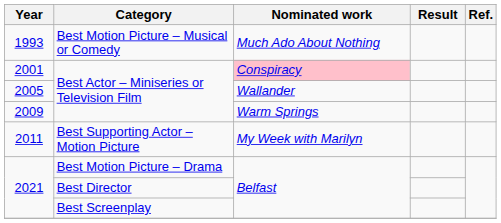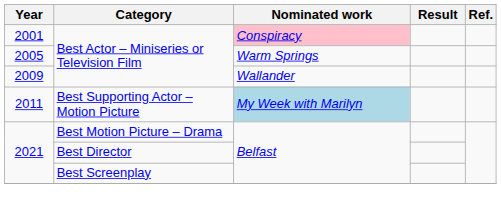- row: (29, 42)
(266, 91) Wallander -> (278, 55) Warm Springs
(278, 111) Warm Springs -> (266, 76) Wallander
(300, 139) no background -> (300, 104) lightblue background
